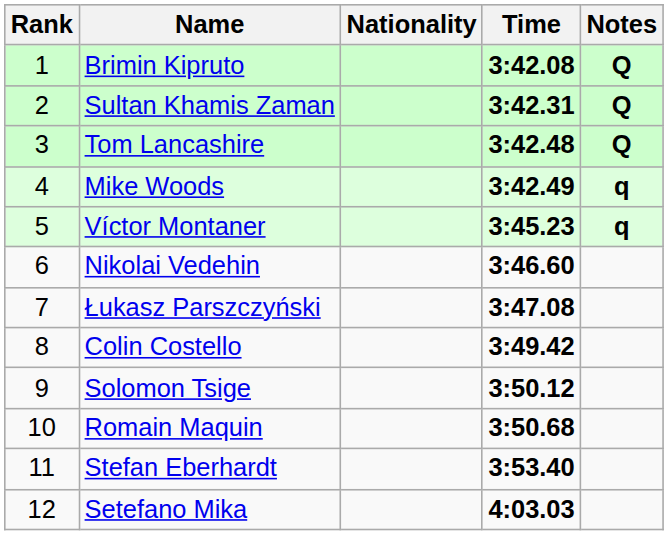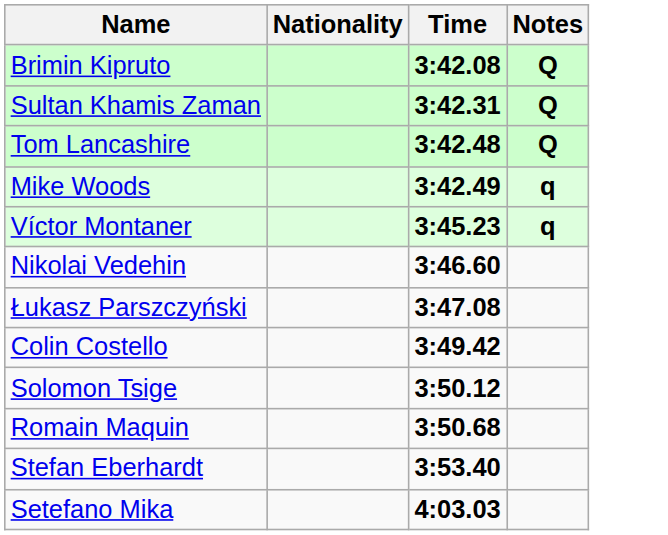- column: (42, 24)
